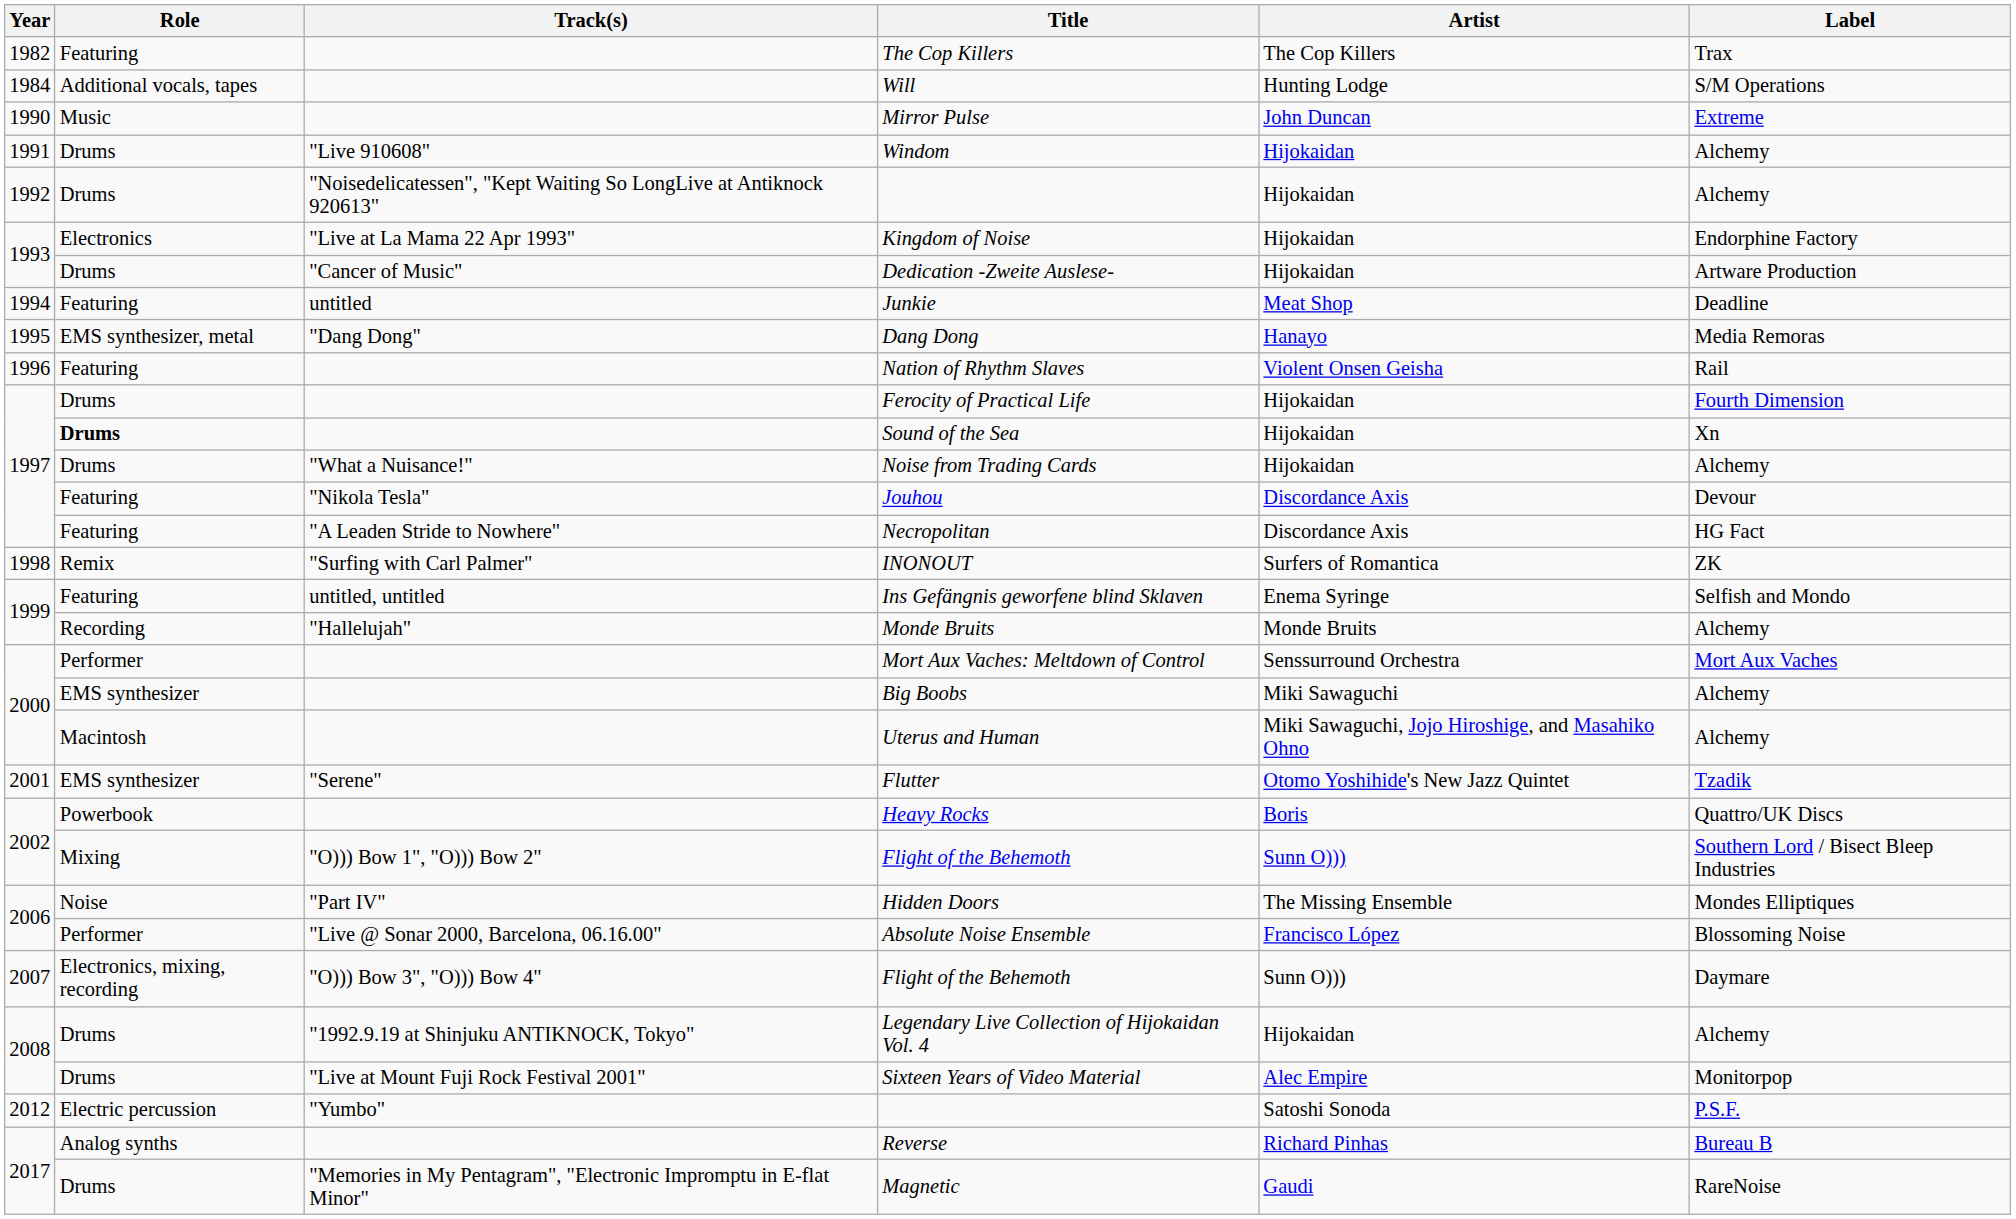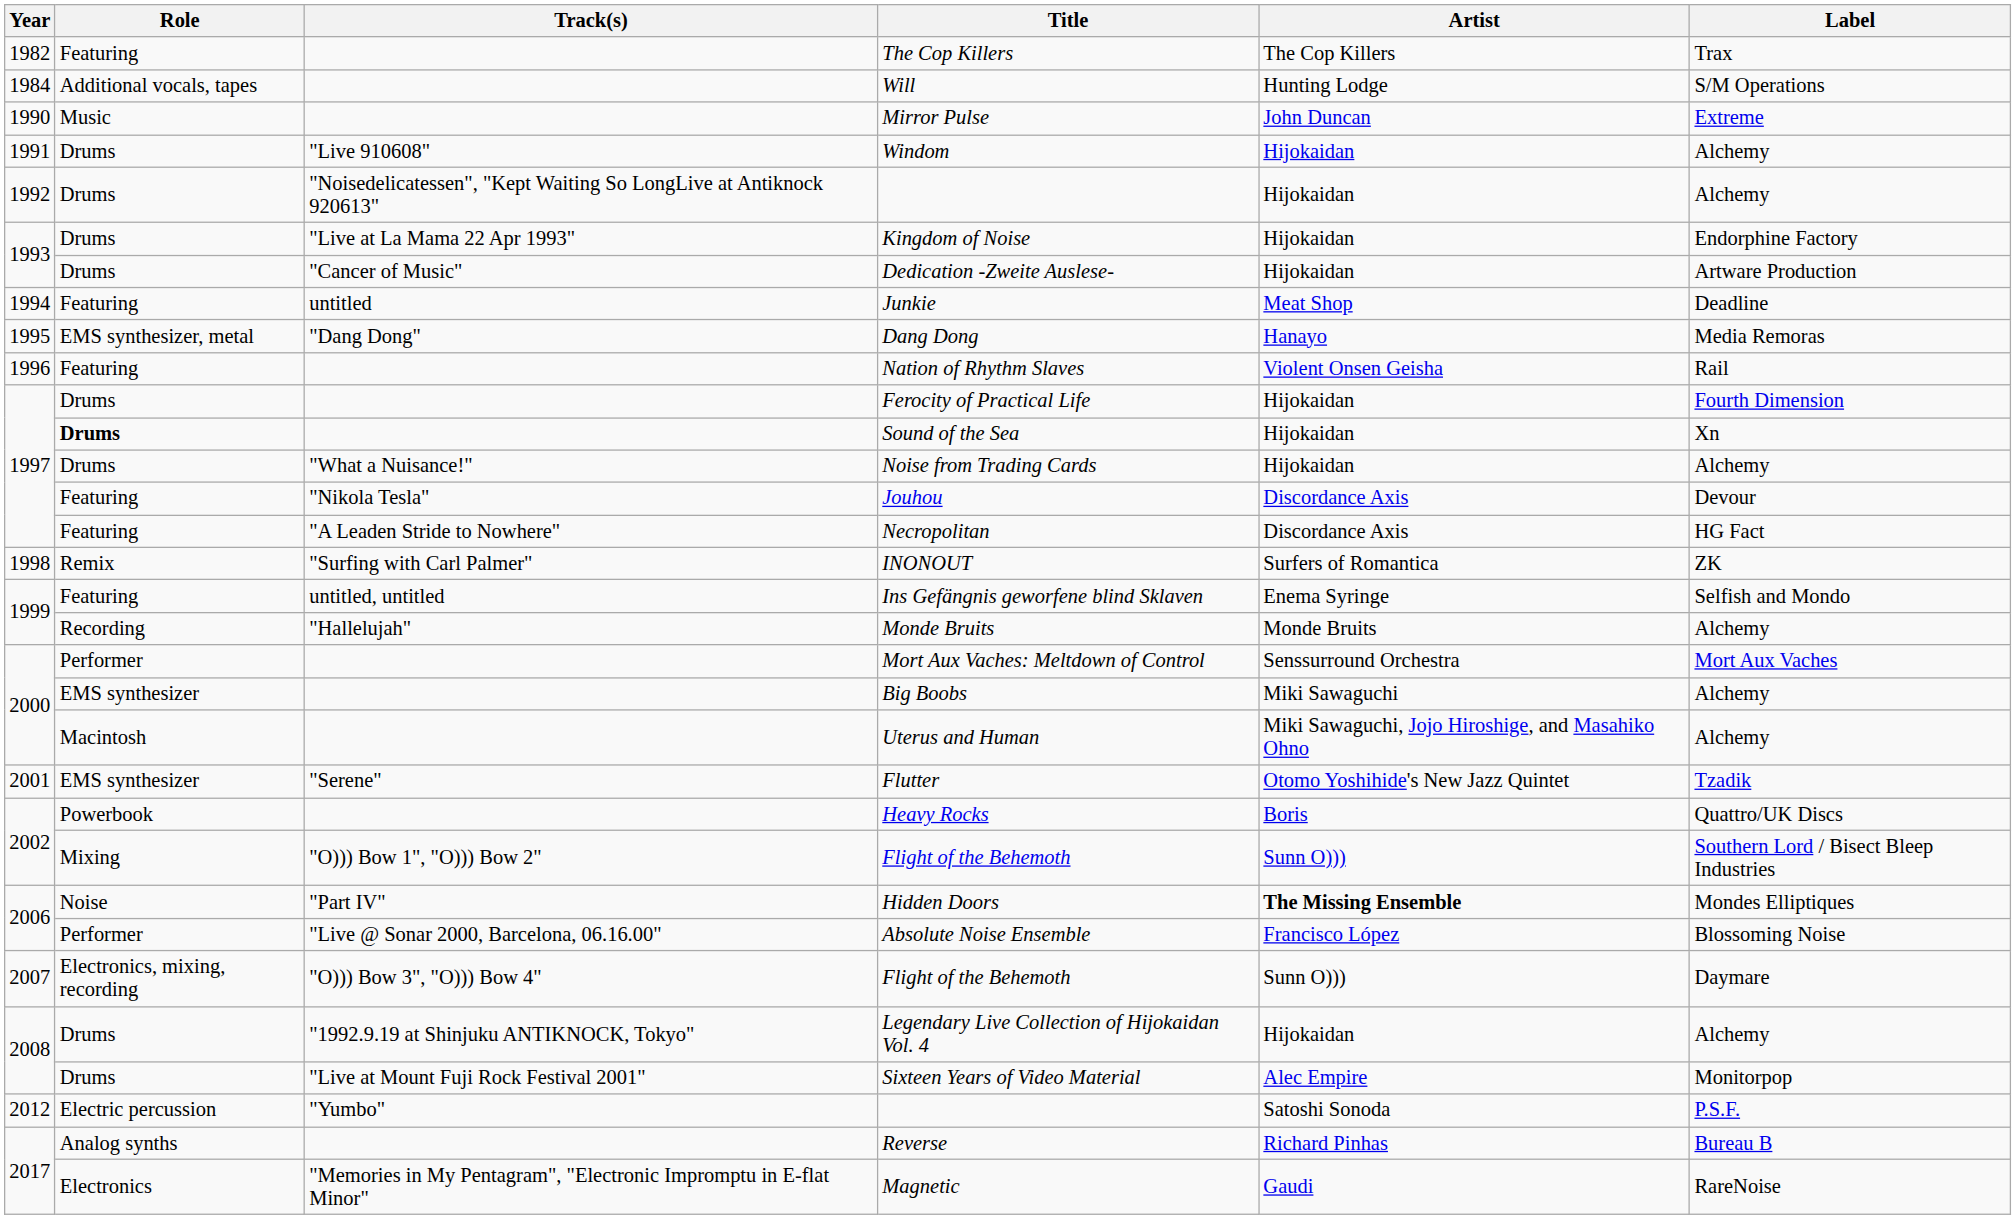(106, 238) Electronics -> (88, 238) Drums
(1358, 901) normal -> (1362, 901) bold
(88, 1186) Drums -> (106, 1186) Electronics
